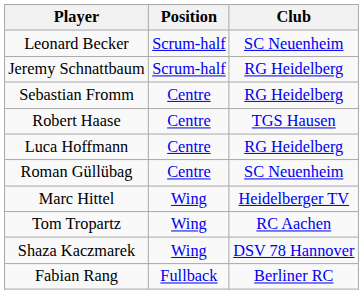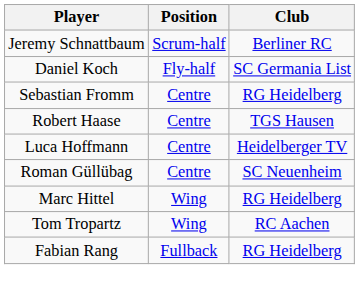- row: (76, 43)
(294, 69) RG Heidelberg -> (292, 43) Berliner RC
+ row: (76, 69)
(294, 146) RG Heidelberg -> (292, 146) Heidelberger TV
(294, 198) Heidelberger TV -> (292, 198) RG Heidelberg
- row: (76, 250)
(294, 276) Berliner RC -> (292, 250) RG Heidelberg
